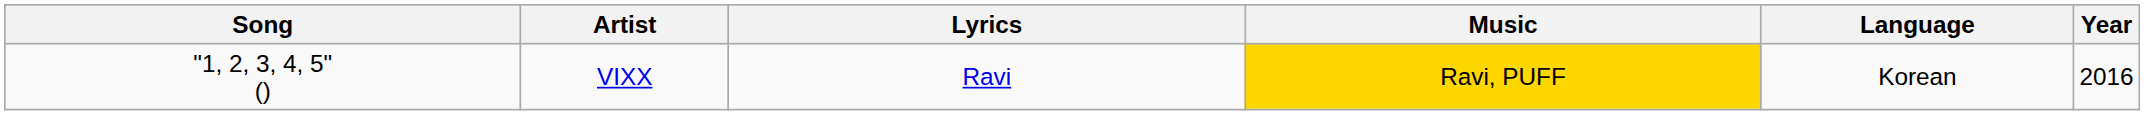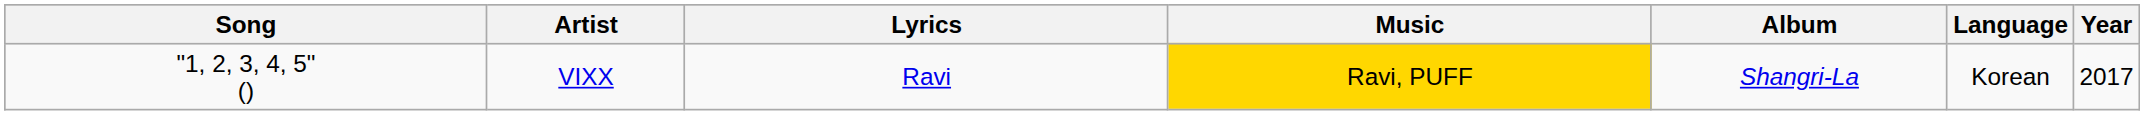+ column: (1799, 24)
(2107, 76) 2016 -> (2107, 76) 2017
